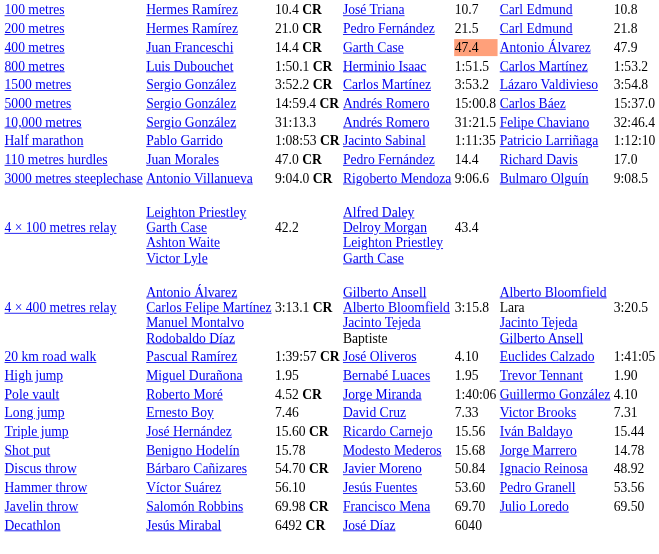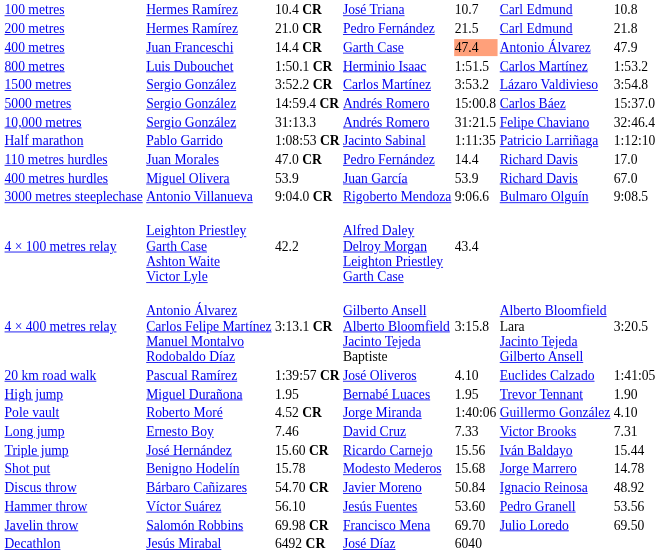+ row: (56, 178)
